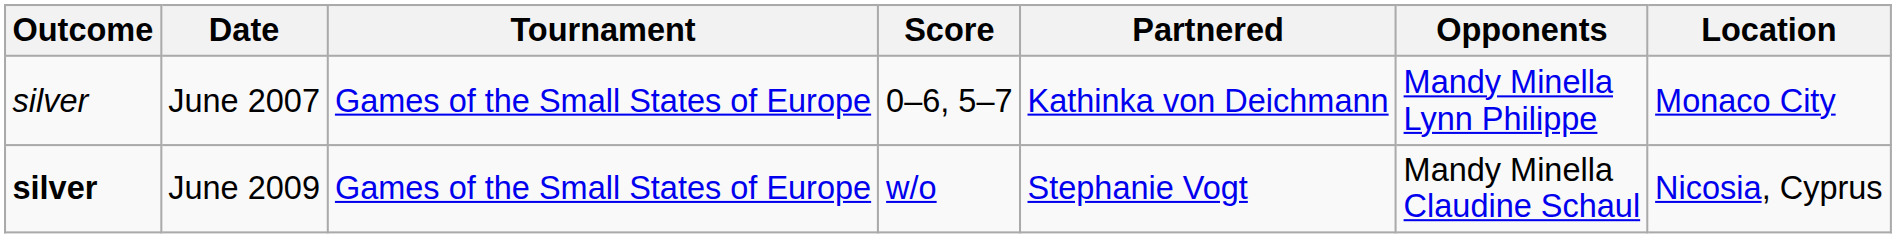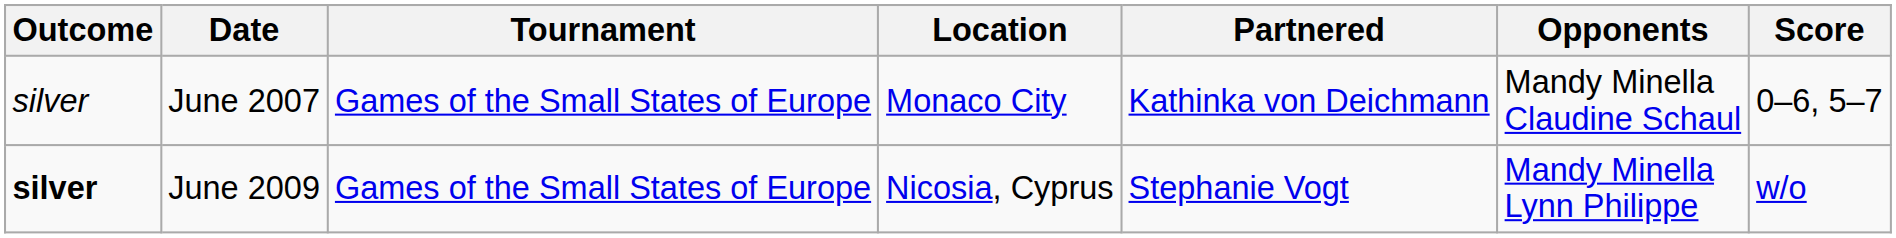columns swapped: (1769, 30) <-> (949, 30)
(1508, 100) Mandy Minella Lynn Philippe -> (1623, 100) Mandy Minella Claudine Schaul
(1522, 188) Mandy Minella Claudine Schaul -> (1609, 188) Mandy Minella Lynn Philippe
